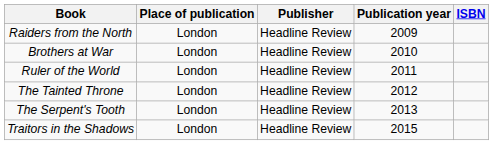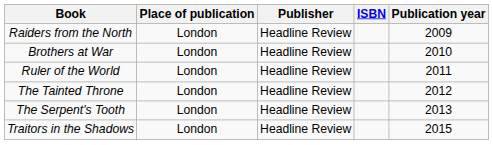columns swapped: (404, 14) <-> (471, 14)
